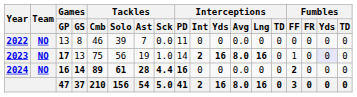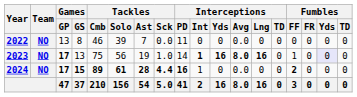(200, 56) 2 -> (200, 56) 1
(64, 70) 16 -> (64, 70) 17
(80, 70) 14 -> (80, 70) 15
(200, 70) 0 -> (200, 70) 1
